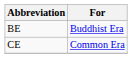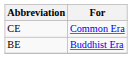rows swapped: (14, 29) <-> (14, 45)
